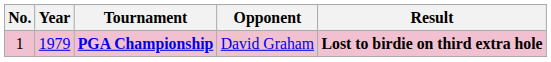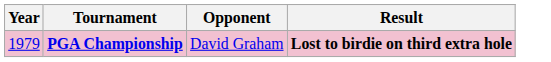- column: (20, 17)
